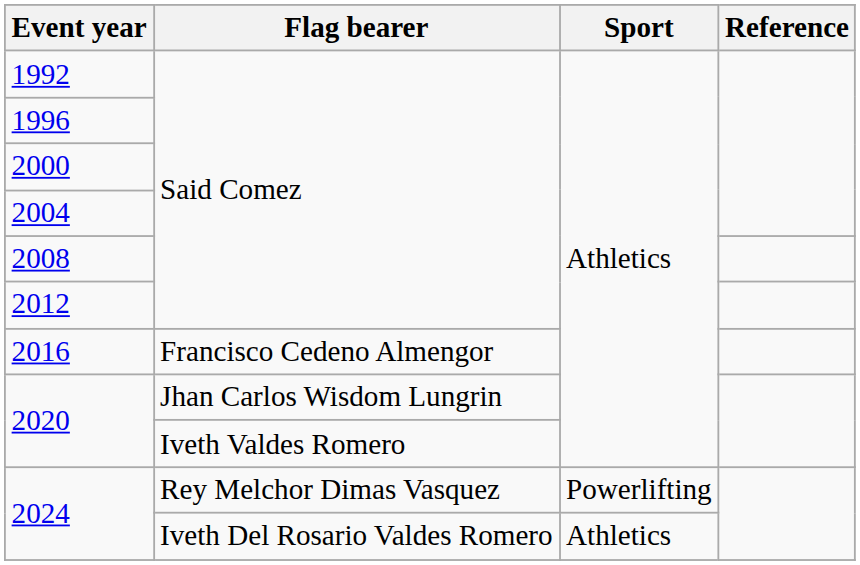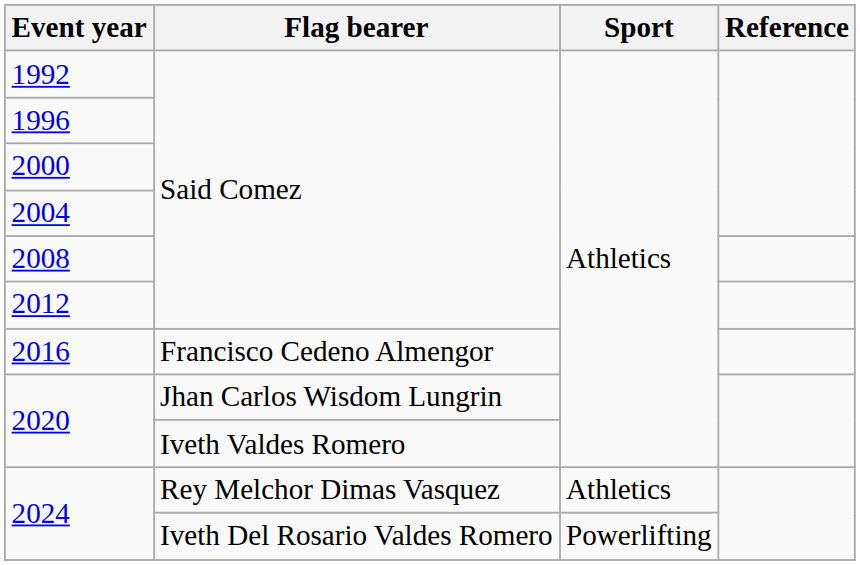(639, 489) Powerlifting -> (619, 489) Athletics
(619, 535) Athletics -> (639, 535) Powerlifting
